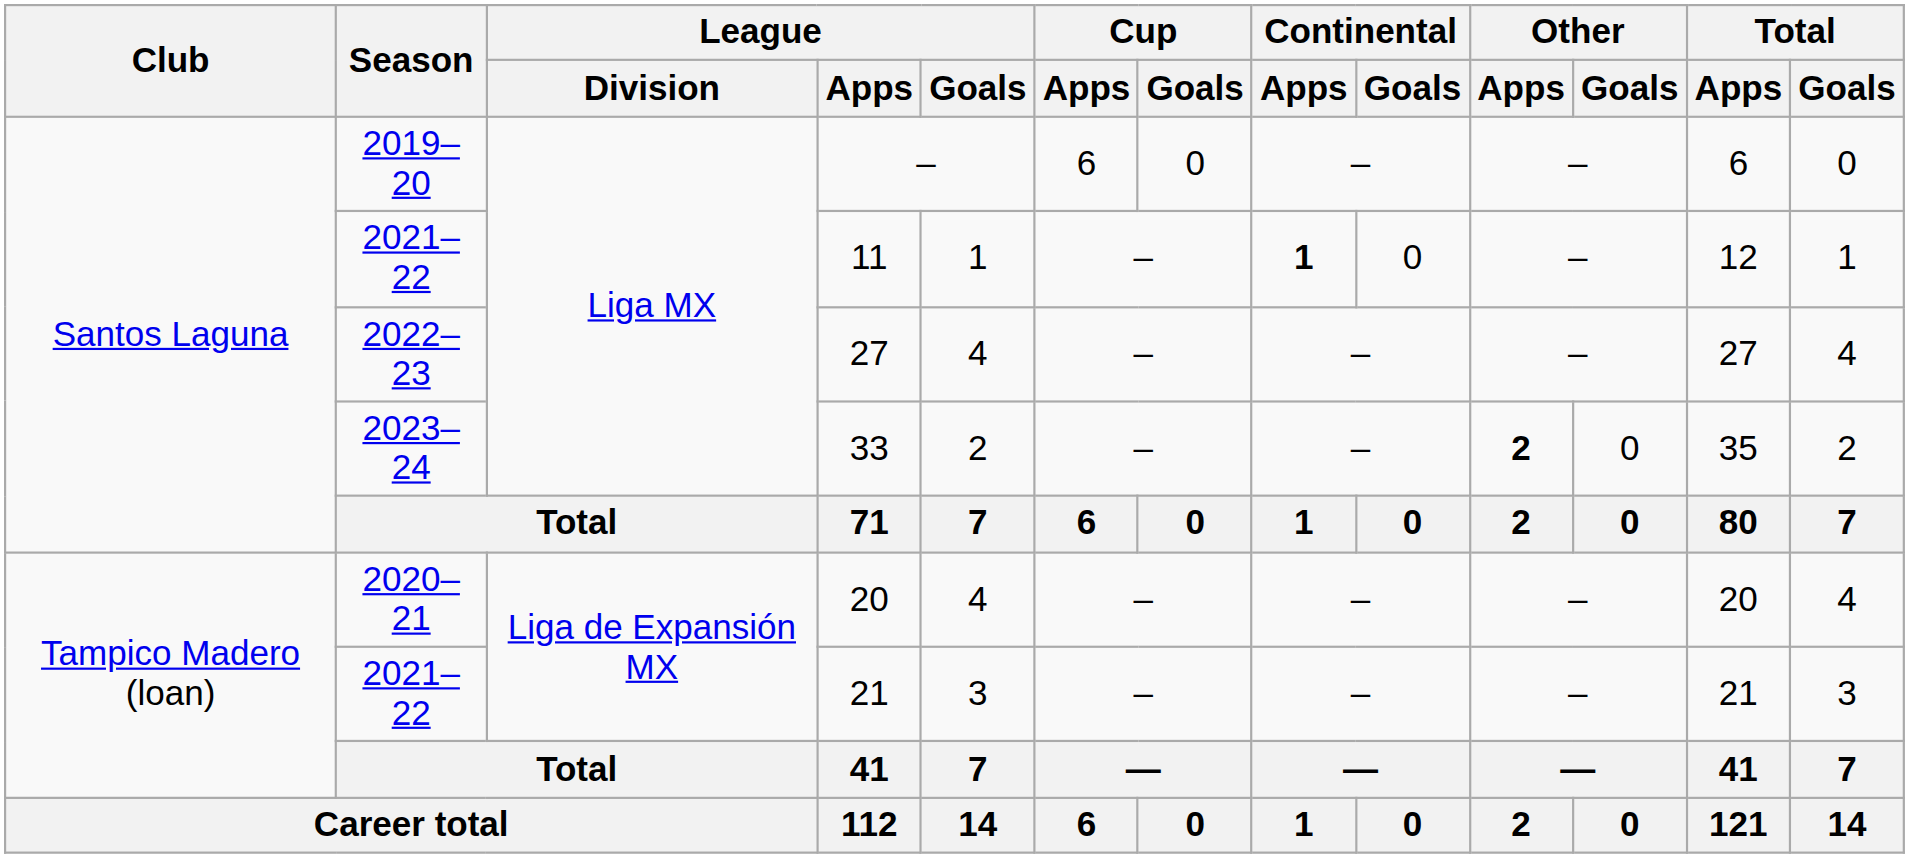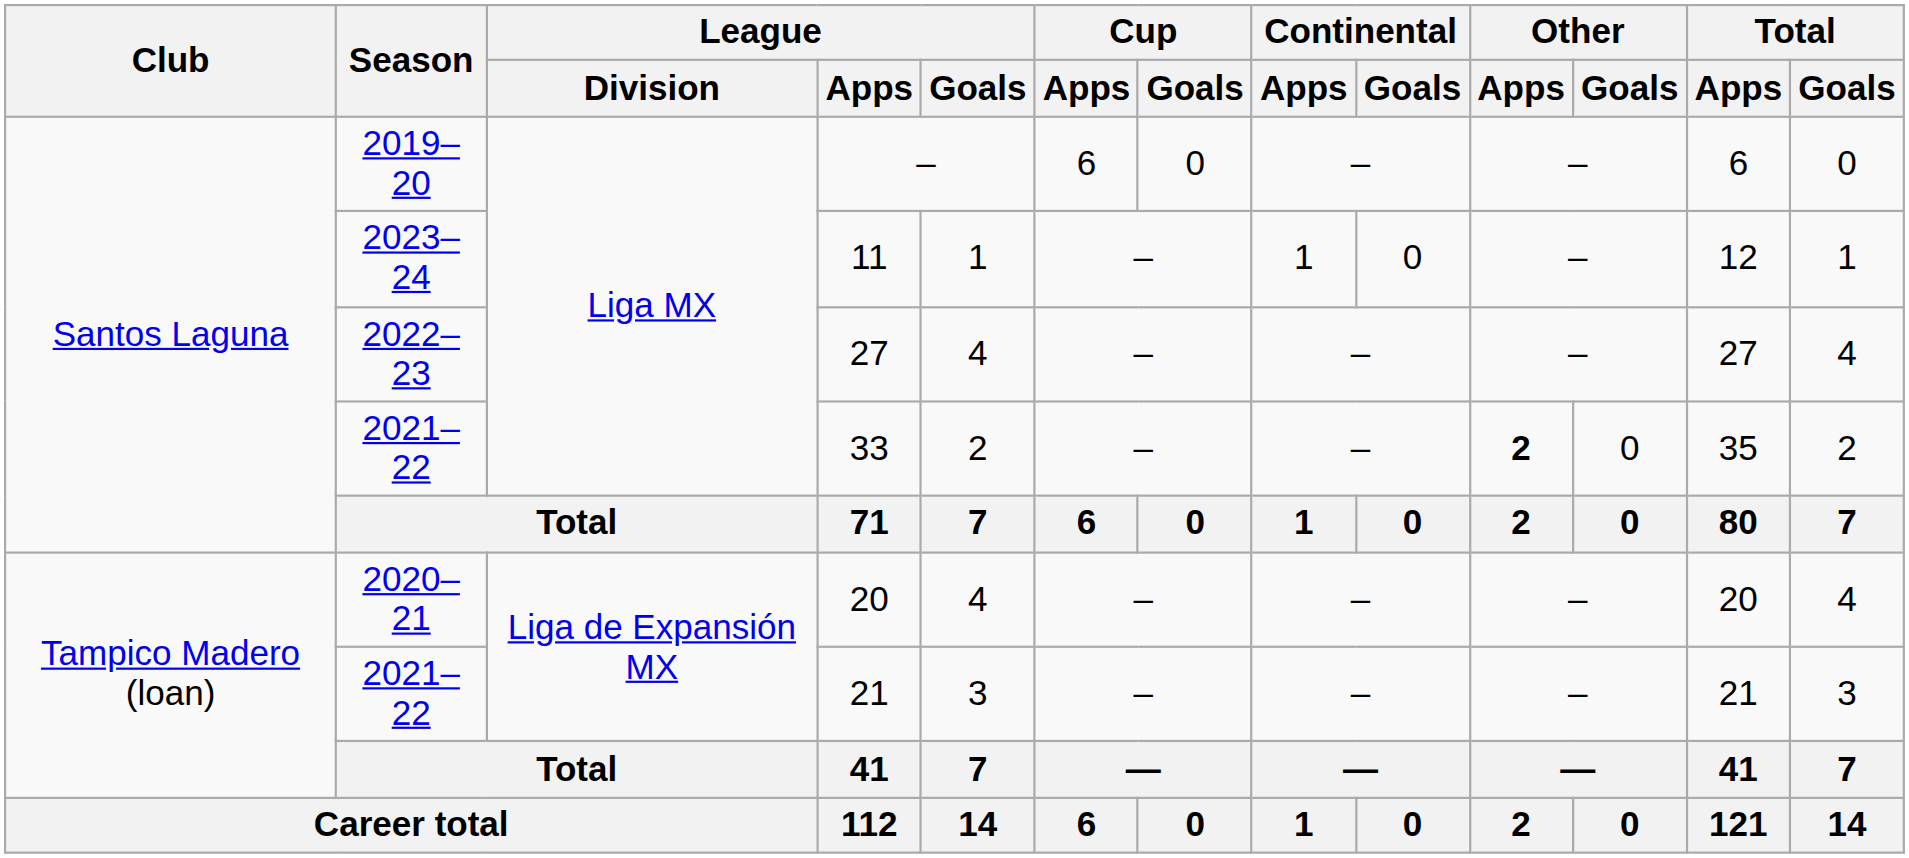(411, 258) 2021–22 -> (411, 258) 2023–24
(1304, 258) bold -> (1304, 258) normal
(411, 448) 2023–24 -> (411, 448) 2021–22
